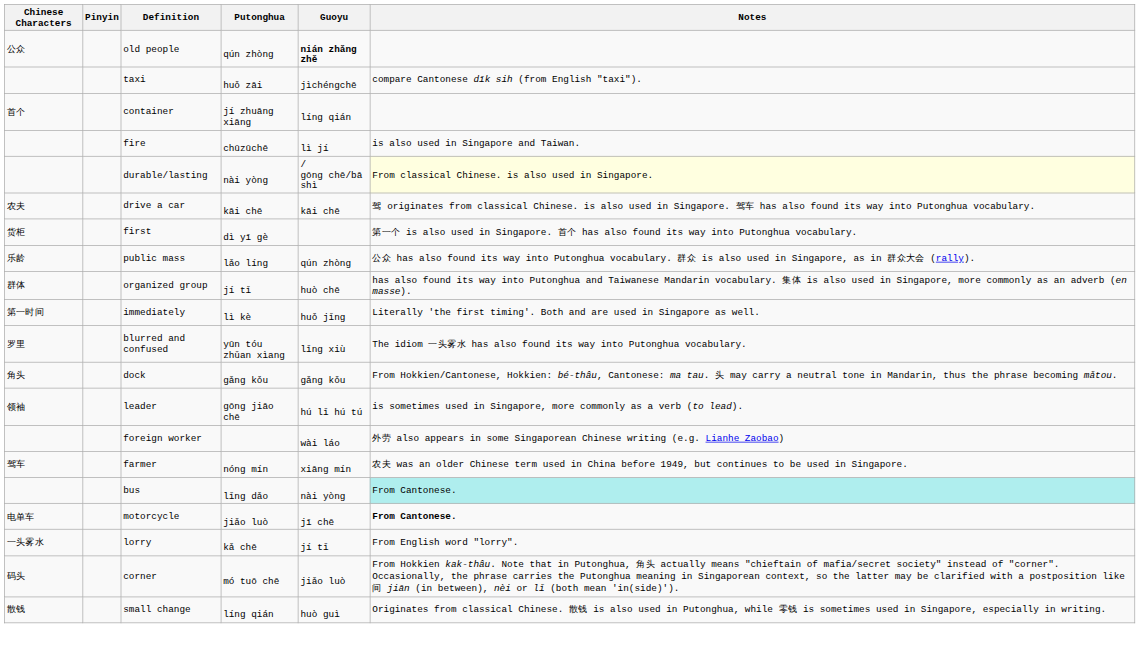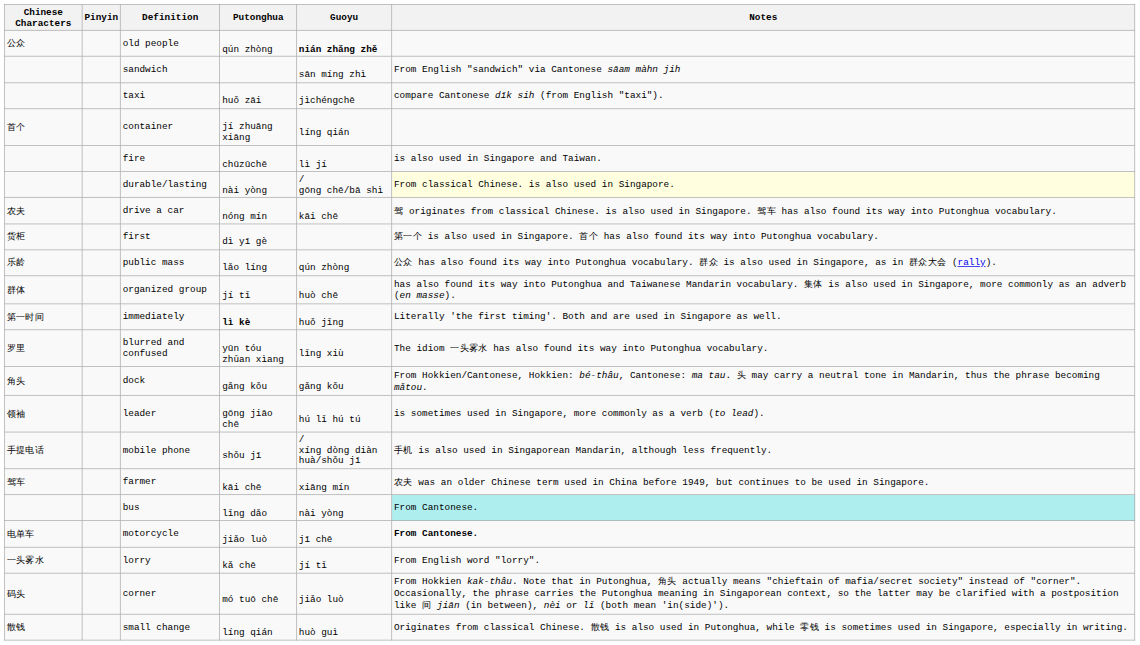+ row: (145, 69)
(243, 212) kāi chē -> (245, 216) nóng mín
(237, 318) normal -> (236, 322) bold
+ row: (156, 450)
- row: (163, 438)
(246, 470) nóng mín -> (242, 487) kāi chē
